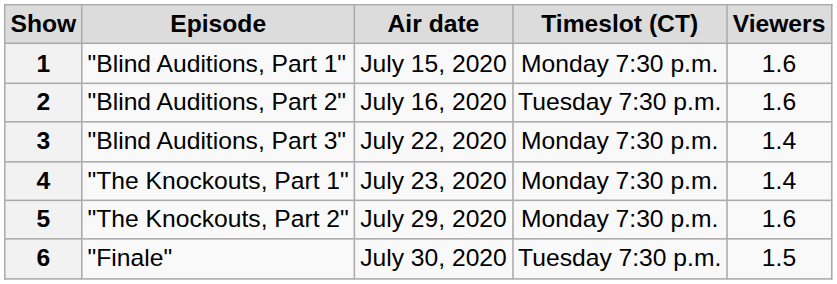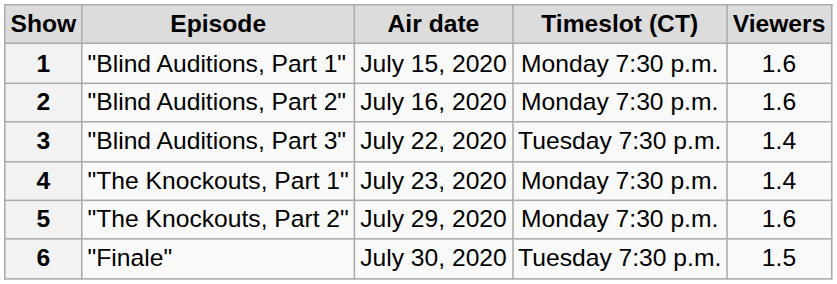(620, 102) Tuesday 7:30 p.m. -> (620, 102) Monday 7:30 p.m.
(620, 141) Monday 7:30 p.m. -> (620, 141) Tuesday 7:30 p.m.
